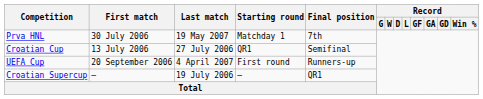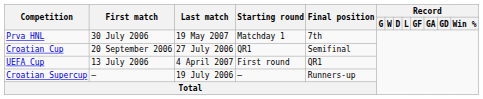(120, 50) 13 July 2006 -> (132, 50) 20 September 2006
(132, 62) 20 September 2006 -> (120, 62) 13 July 2006
(332, 62) Runners-up -> (315, 62) QR1
(315, 75) QR1 -> (332, 75) Runners-up
